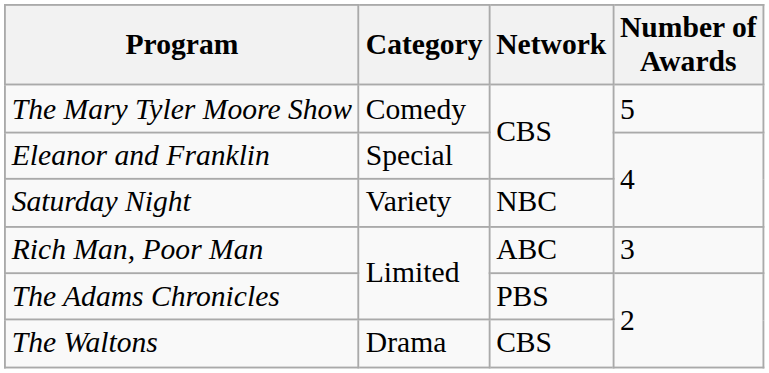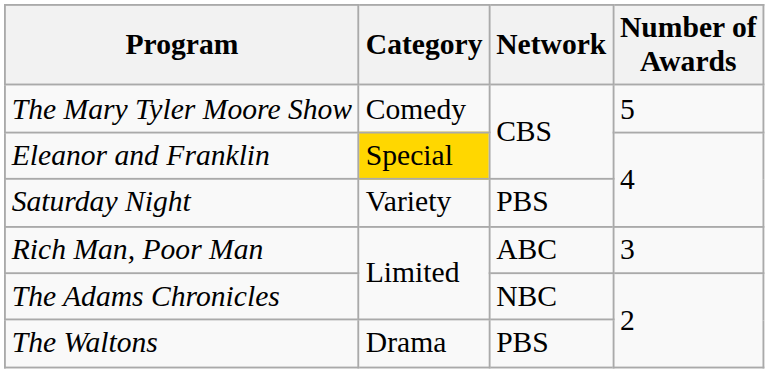(409, 155) no background -> (409, 155) gold background
(527, 202) NBC -> (522, 202) PBS
(522, 295) PBS -> (527, 295) NBC
(524, 342) CBS -> (522, 342) PBS
